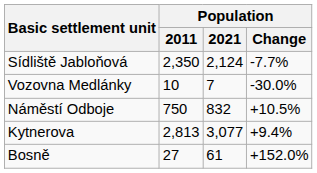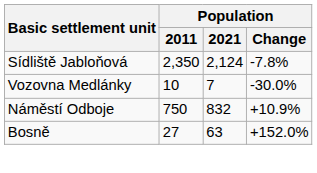(269, 62) -7.7% -> (269, 62) -7.8%
(275, 109) +10.5% -> (275, 109) +10.9%
- row: (41, 132)
(215, 156) 61 -> (215, 132) 63
